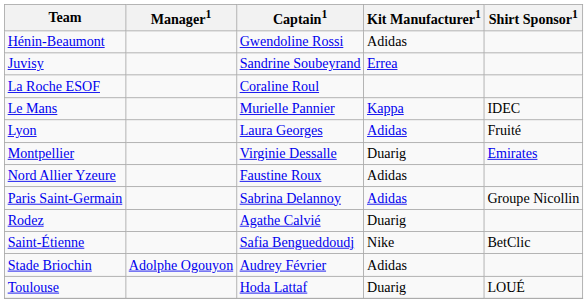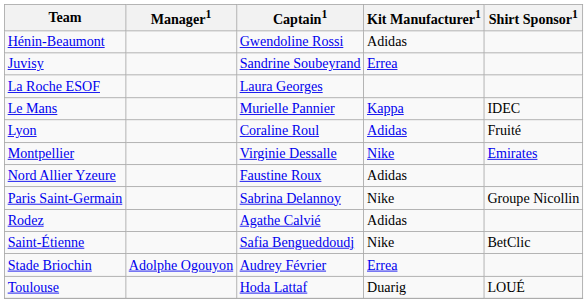(279, 86) Coraline Roul -> (281, 86) Laura Georges
(281, 131) Laura Georges -> (279, 131) Coraline Roul
(387, 153) Duarig -> (381, 153) Nike
(387, 198) Adidas -> (381, 198) Nike
(387, 220) Duarig -> (387, 220) Adidas
(387, 265) Adidas -> (382, 265) Errea
